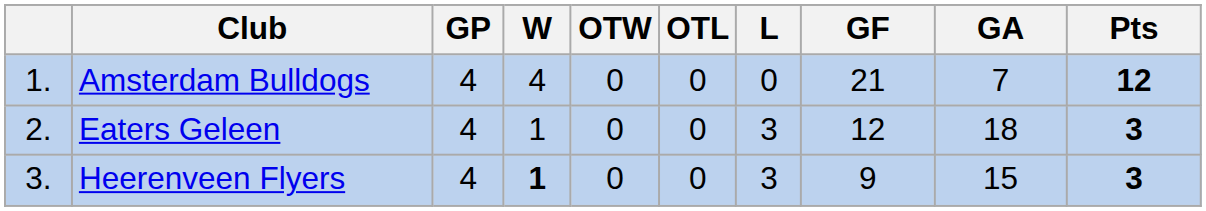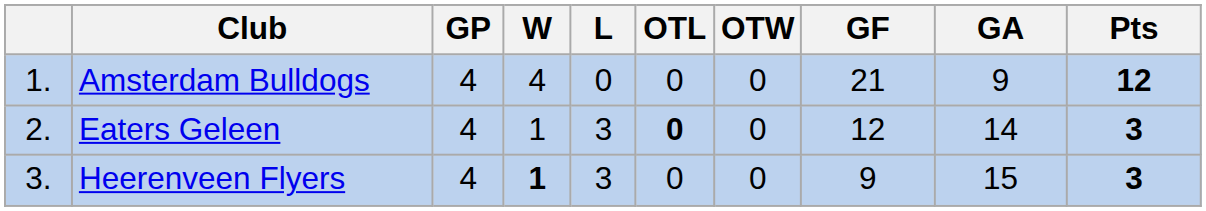columns swapped: (615, 29) <-> (769, 29)
(1001, 79) 7 -> (1001, 79) 9
(698, 129) normal -> (675, 129) bold
(1001, 129) 18 -> (1001, 129) 14
